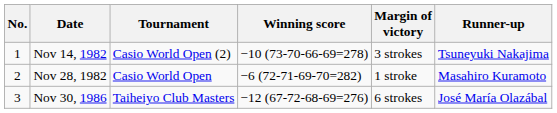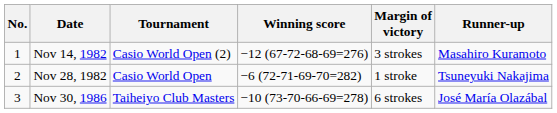(304, 53) −10 (73-70-66-69=278) -> (304, 53) −12 (67-72-68-69=276)
(493, 53) Tsuneyuki Nakajima -> (492, 53) Masahiro Kuramoto
(492, 75) Masahiro Kuramoto -> (493, 75) Tsuneyuki Nakajima
(304, 97) −12 (67-72-68-69=276) -> (304, 97) −10 (73-70-66-69=278)
